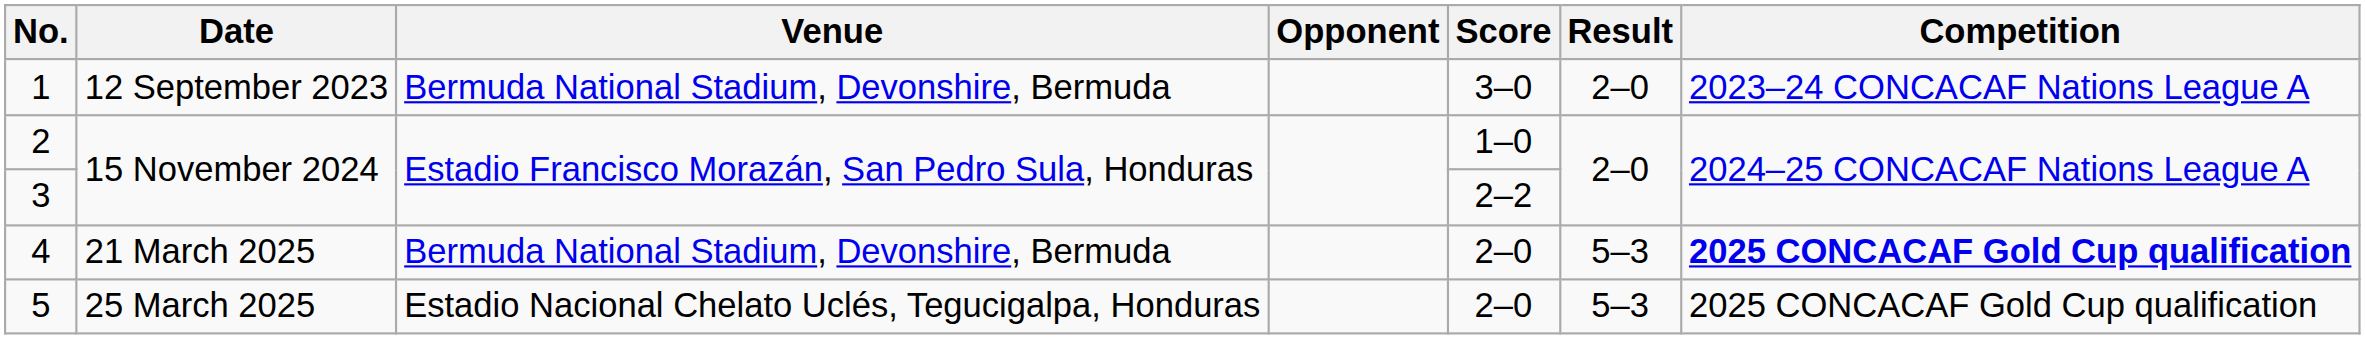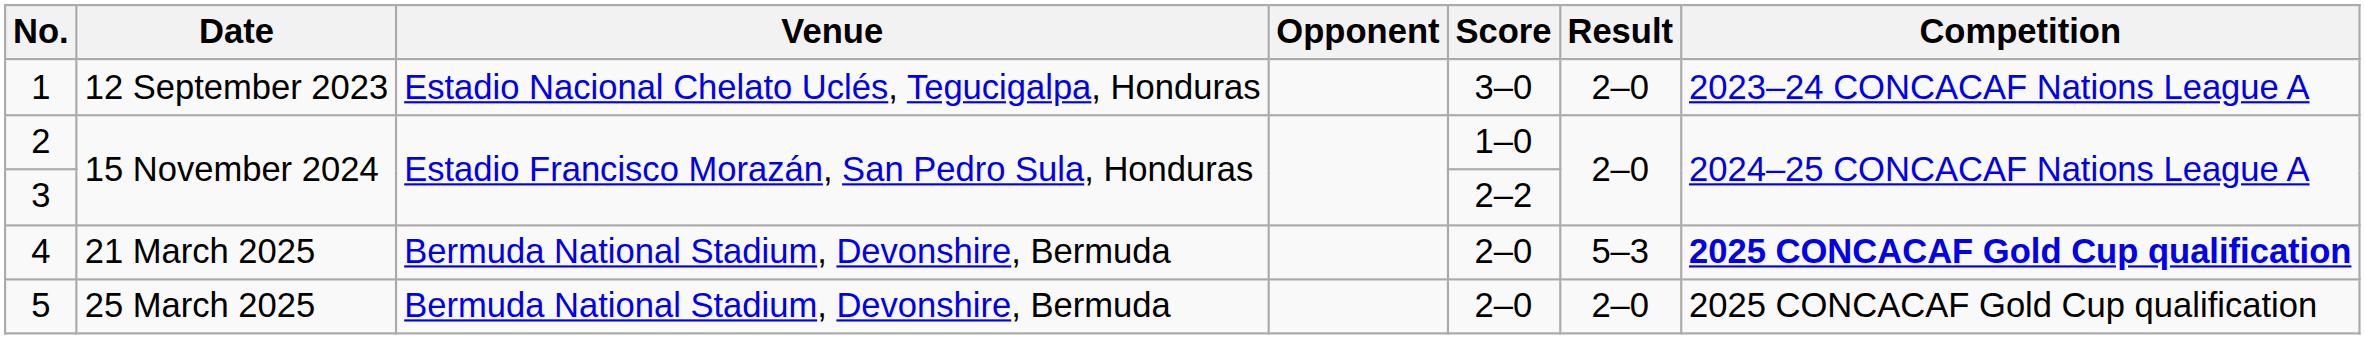(787, 86) Bermuda National Stadium, Devonshire, Bermuda -> (832, 86) Estadio Nacional Chelato Uclés, Tegucigalpa, Honduras
(832, 305) Estadio Nacional Chelato Uclés, Tegucigalpa, Honduras -> (787, 305) Bermuda National Stadium, Devonshire, Bermuda
(1620, 305) 5–3 -> (1620, 305) 2–0
